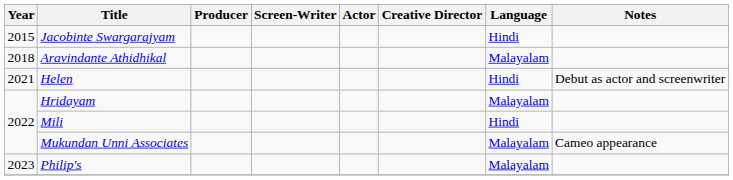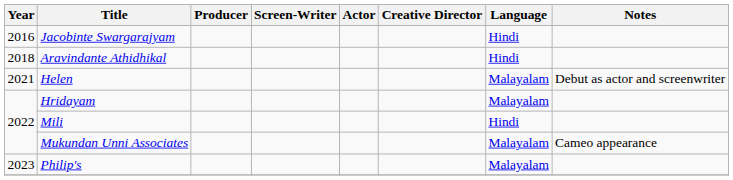(21, 36) 2015 -> (21, 36) 2016
(519, 57) Malayalam -> (504, 57) Hindi
(504, 79) Hindi -> (519, 79) Malayalam
